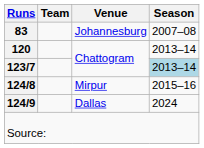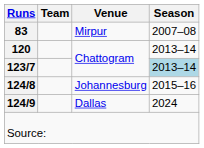(111, 31) Johannesburg -> (91, 31) Mirpur
(91, 85) Mirpur -> (111, 85) Johannesburg
